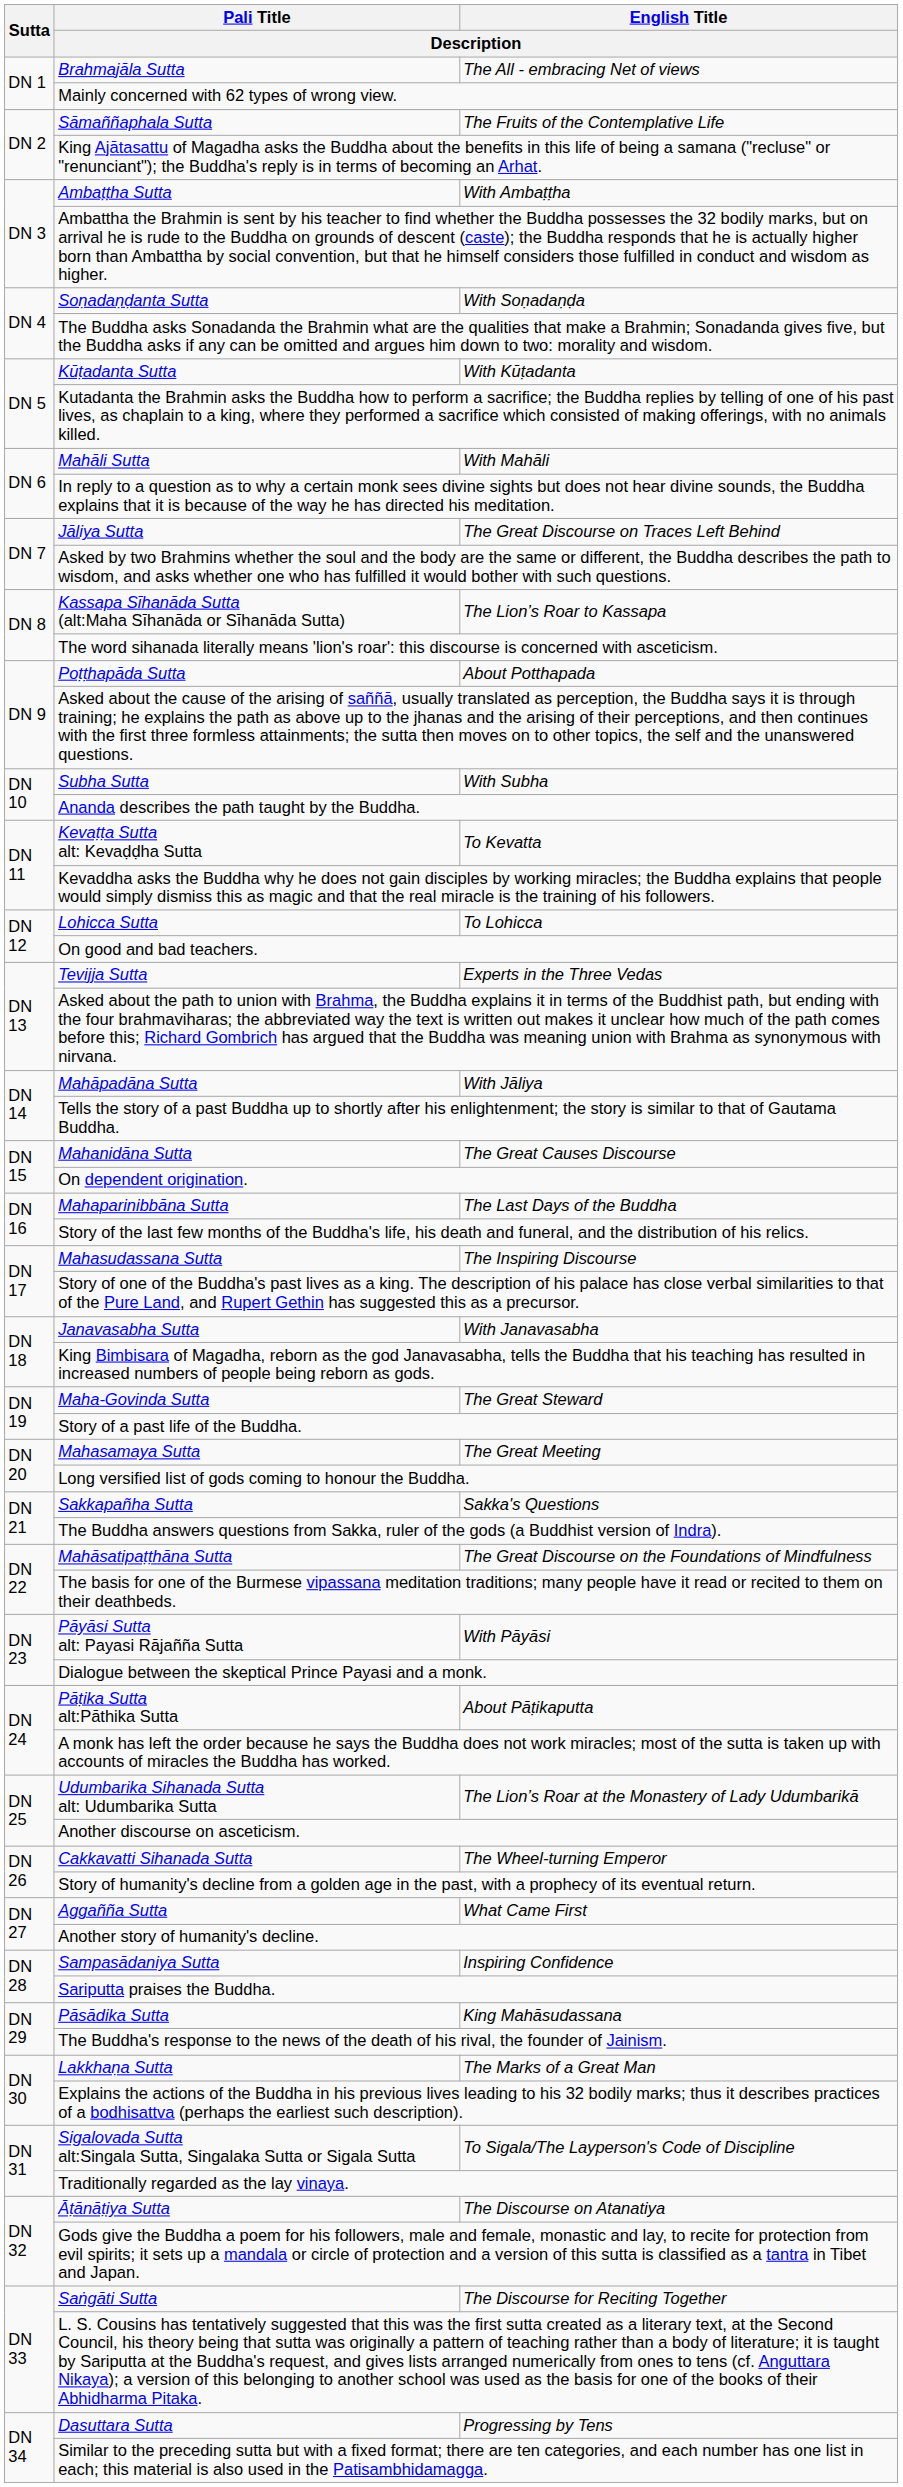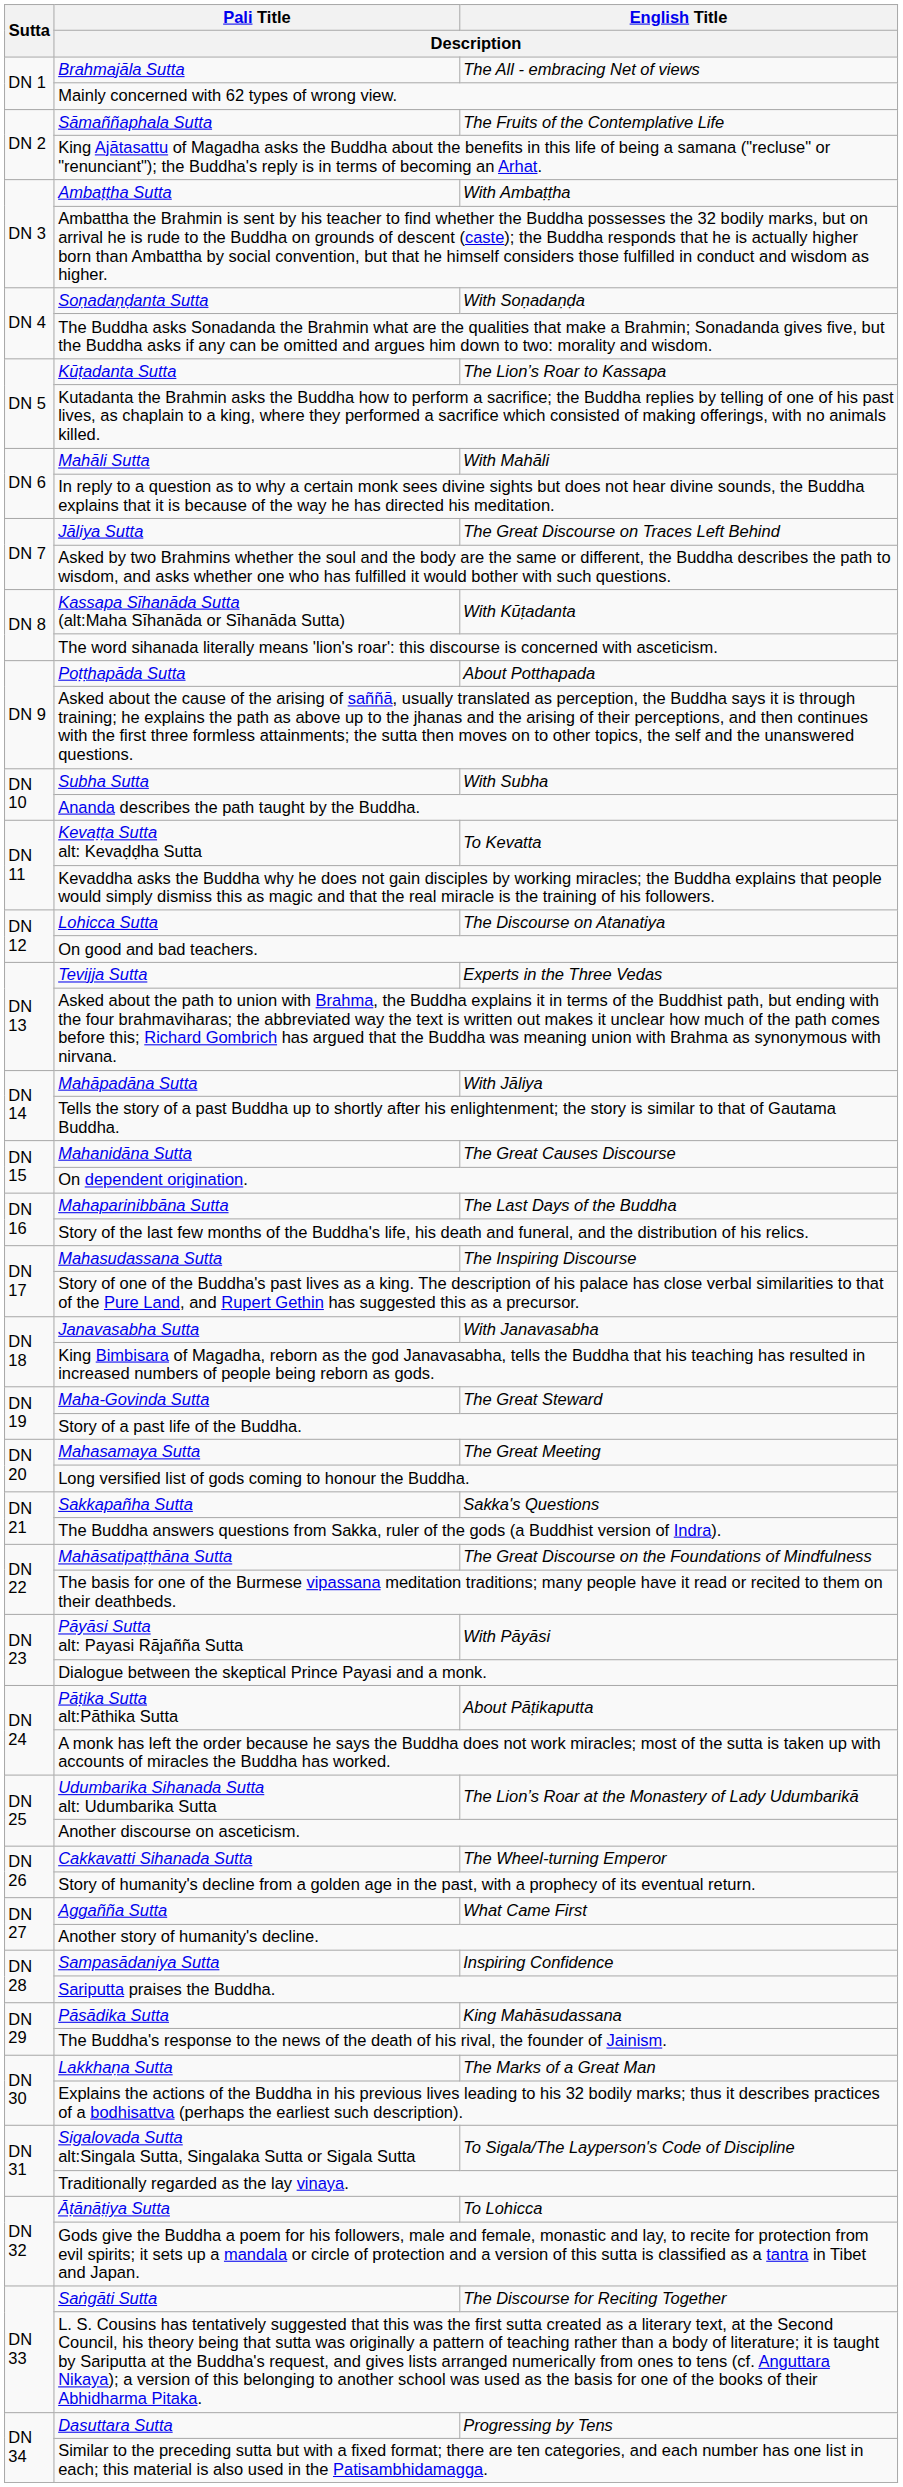(519, 371) With Kūṭadanta -> (565, 371) The Lion’s Roar to Kassapa
(565, 611) The Lion’s Roar to Kassapa -> (519, 611) With Kūṭadanta
(503, 922) To Lohicca -> (564, 922) The Discourse on Atanatiya
(564, 2209) The Discourse on Atanatiya -> (503, 2209) To Lohicca
